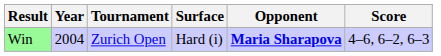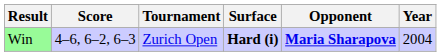columns swapped: (69, 16) <-> (389, 16)
(199, 39) normal -> (253, 39) bold
